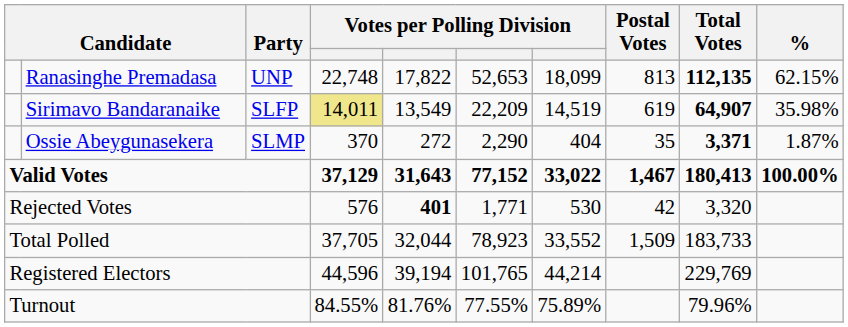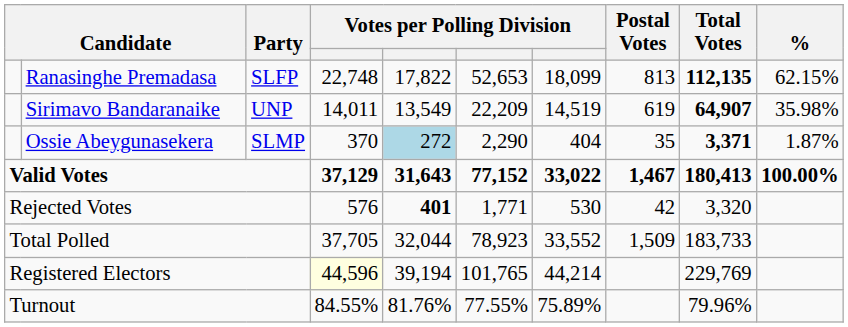(272, 76) UNP -> (275, 76) SLFP
(275, 109) SLFP -> (272, 109) UNP
(350, 109) khaki background -> (350, 109) no background
(436, 142) no background -> (436, 142) lightblue background
(350, 273) no background -> (350, 273) lightyellow background
